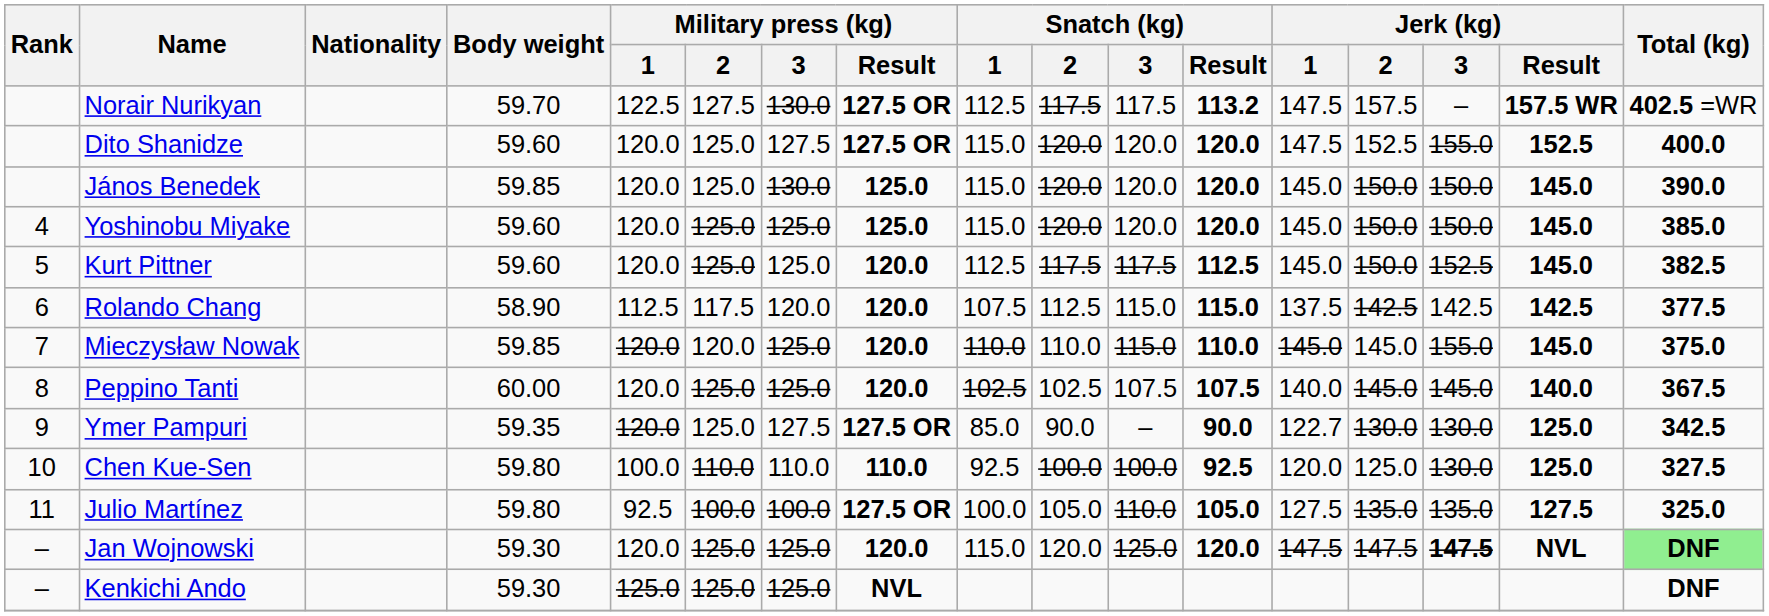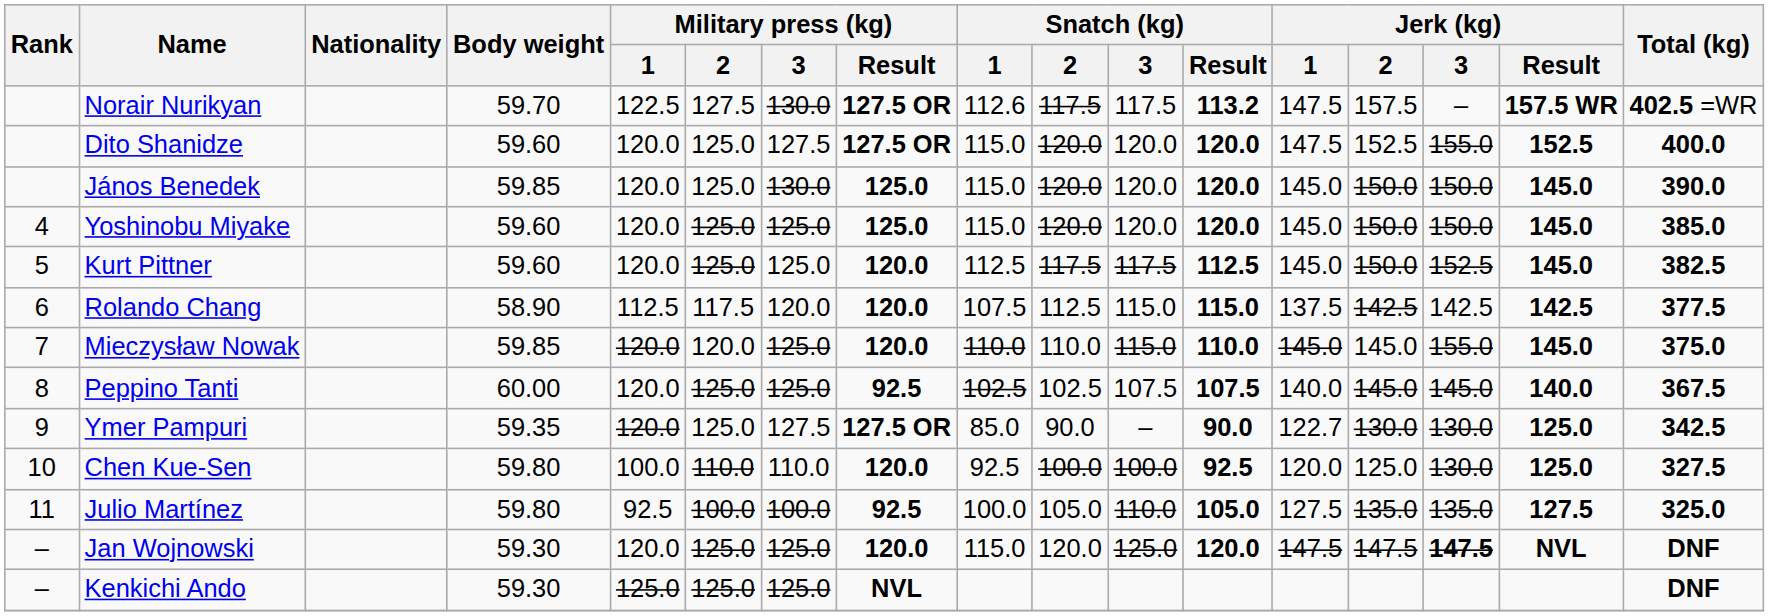(995, 105) 112.5 -> (995, 105) 112.6
(897, 387) 120.0 -> (897, 387) 92.5
(897, 468) 110.0 -> (897, 468) 120.0
(897, 508) 127.5 OR -> (897, 508) 92.5
(1693, 549) lightgreen background -> (1693, 549) no background
